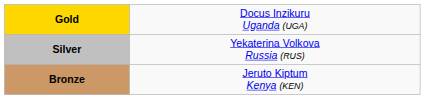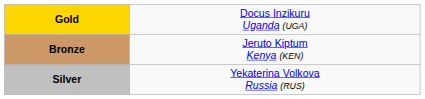rows swapped: (67, 49) <-> (67, 79)
